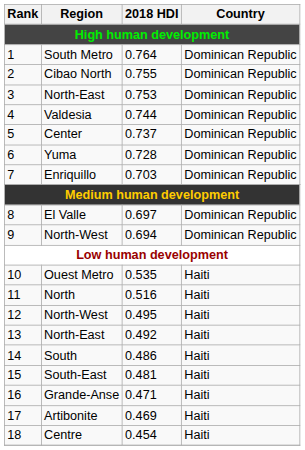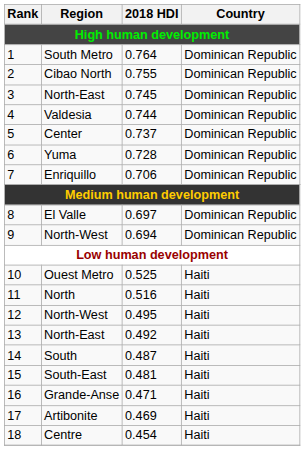(141, 94) 0.753 -> (141, 94) 0.745
(141, 174) 0.703 -> (141, 174) 0.706
(141, 275) 0.535 -> (141, 275) 0.525
(141, 355) 0.486 -> (141, 355) 0.487
